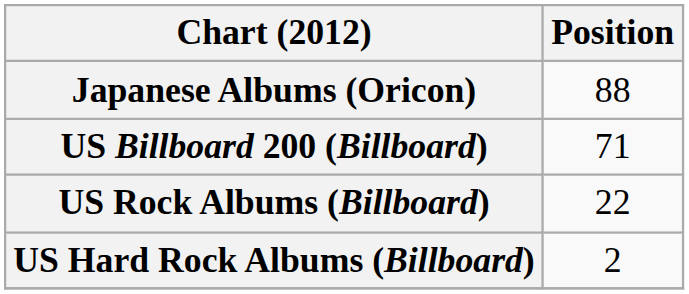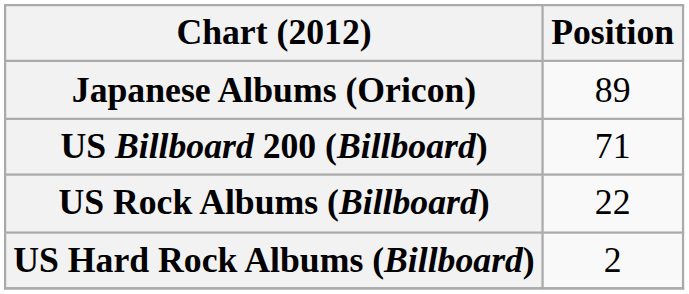(613, 89) 88 -> (613, 89) 89
